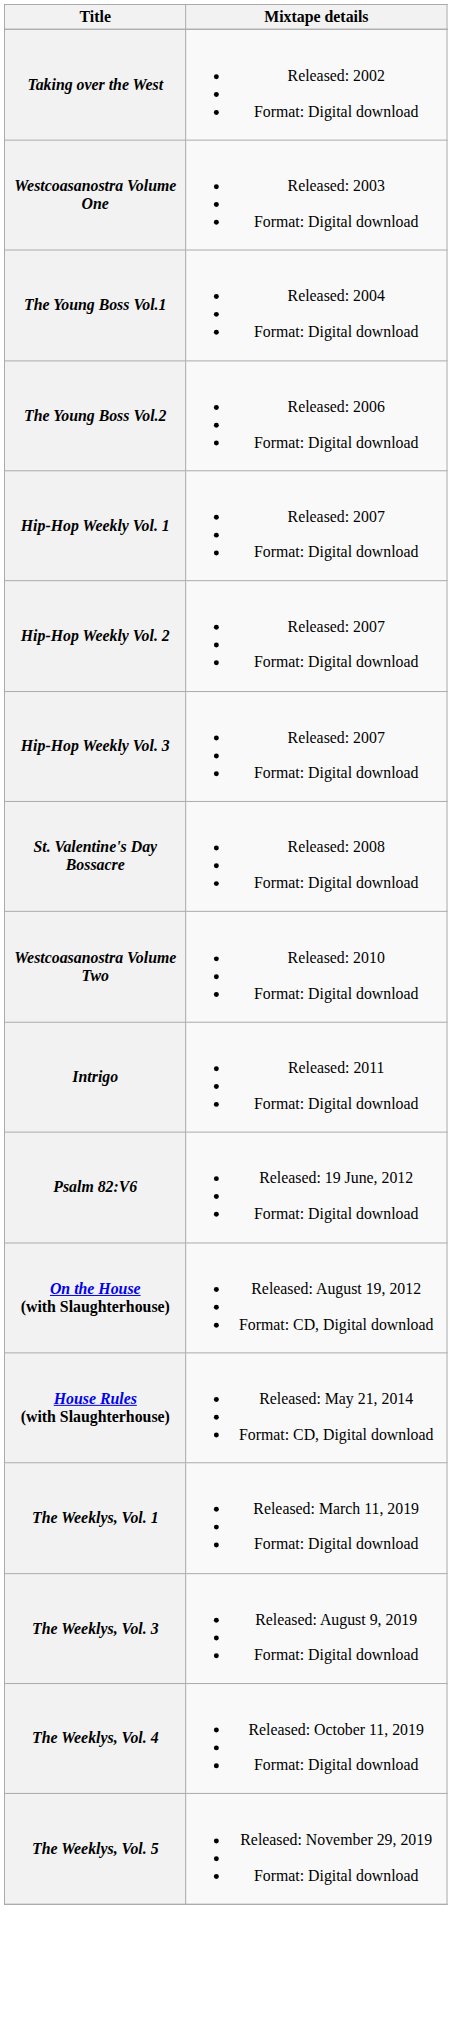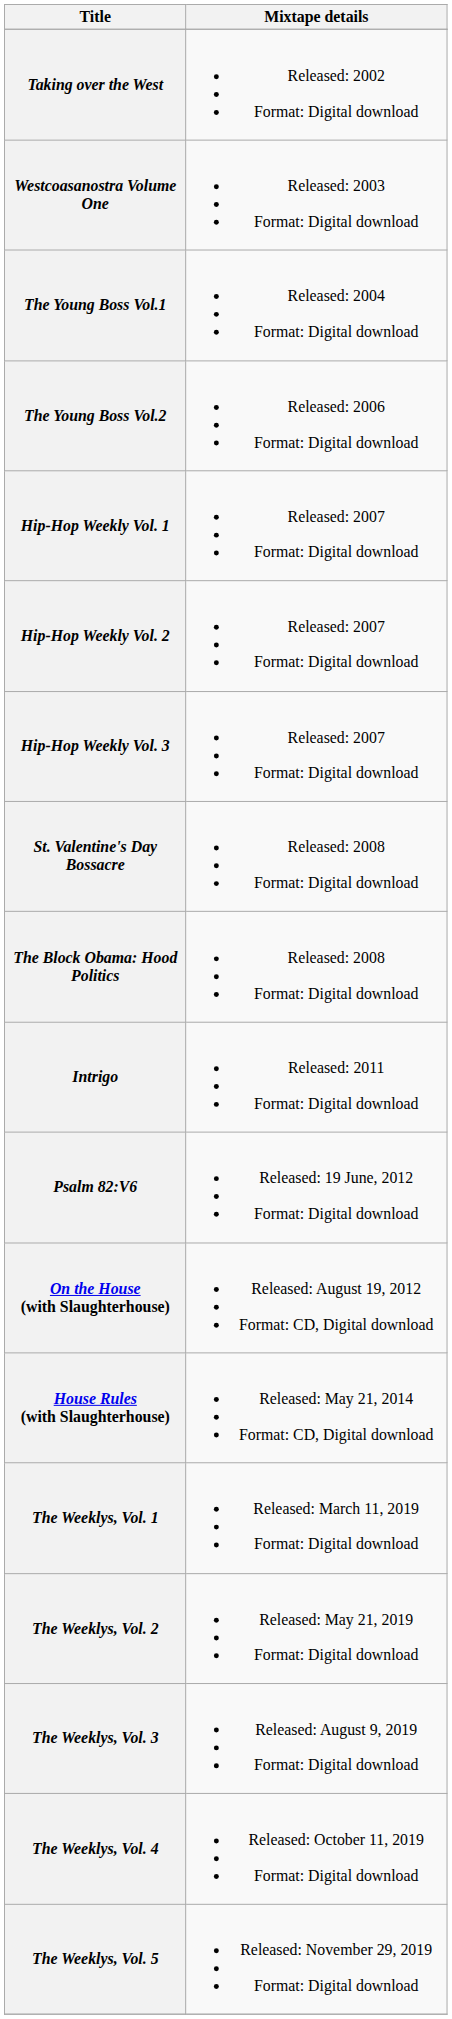+ row: (95, 966)
- row: (95, 966)
+ row: (95, 1628)
